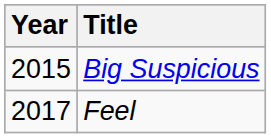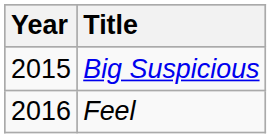(41, 111) 2017 -> (41, 111) 2016
